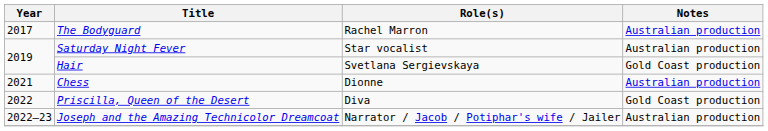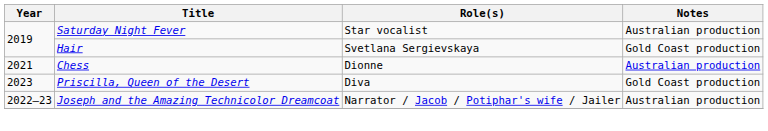- row: (99, 30)
(20, 100) 2022 -> (20, 83) 2023
